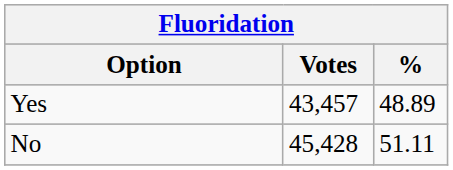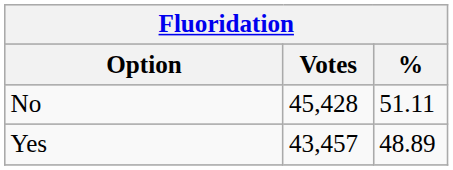rows swapped: (26, 143) <-> (29, 104)
